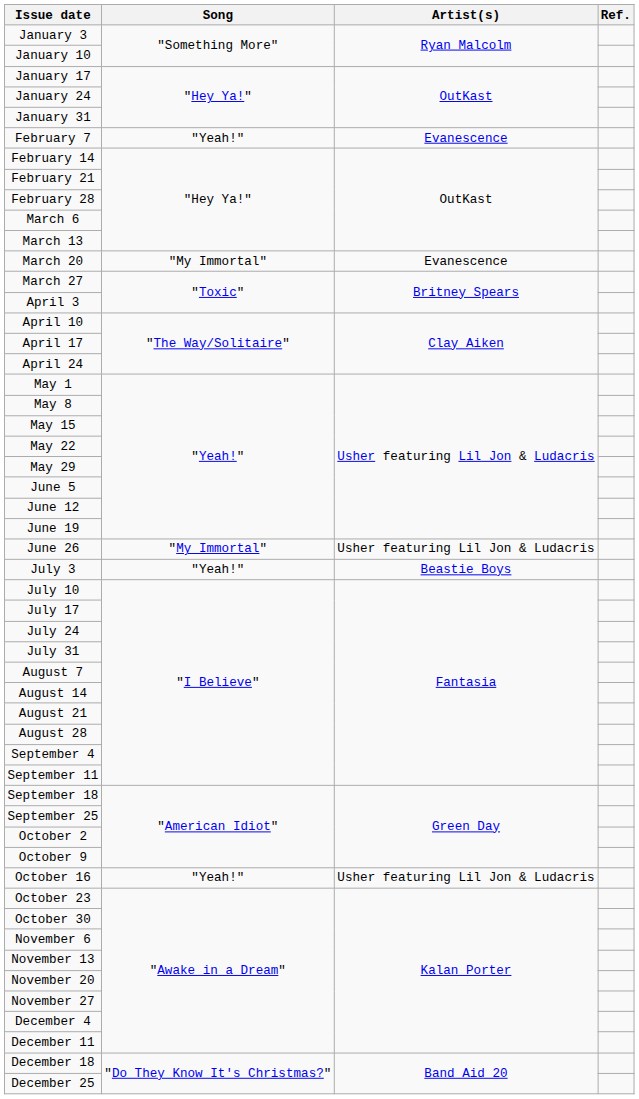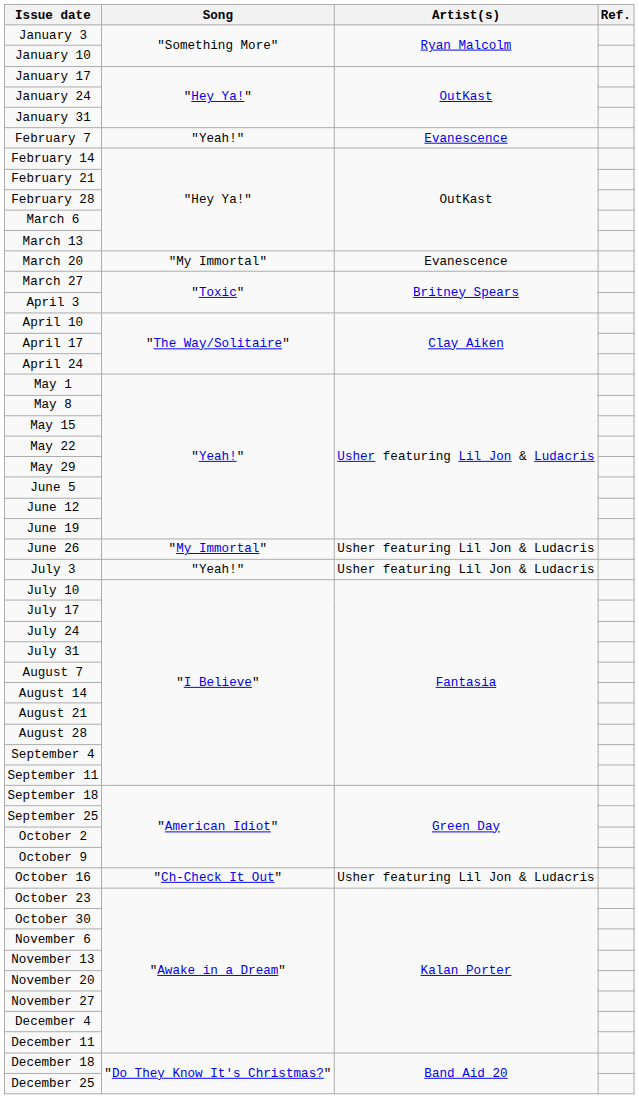(466, 570) Beastie Boys -> (466, 570) Usher featuring Lil Jon & Ludacris
(218, 878) "Yeah!" -> (218, 878) "Ch-Check It Out"
